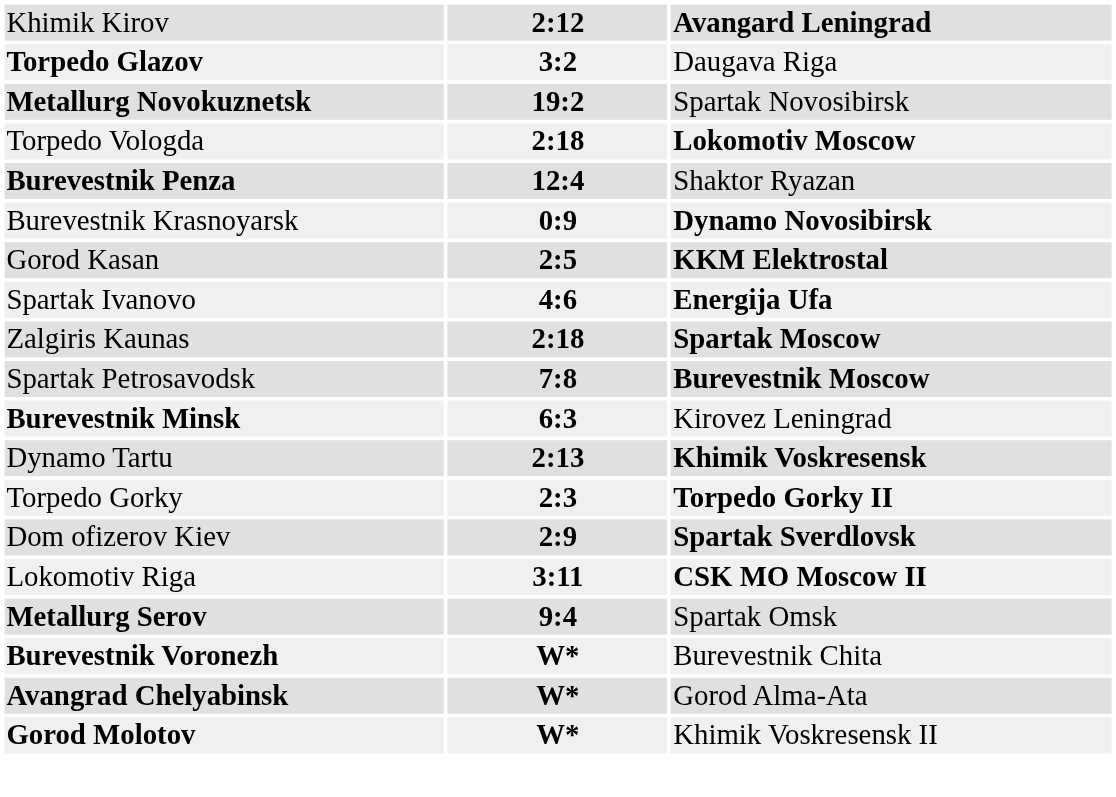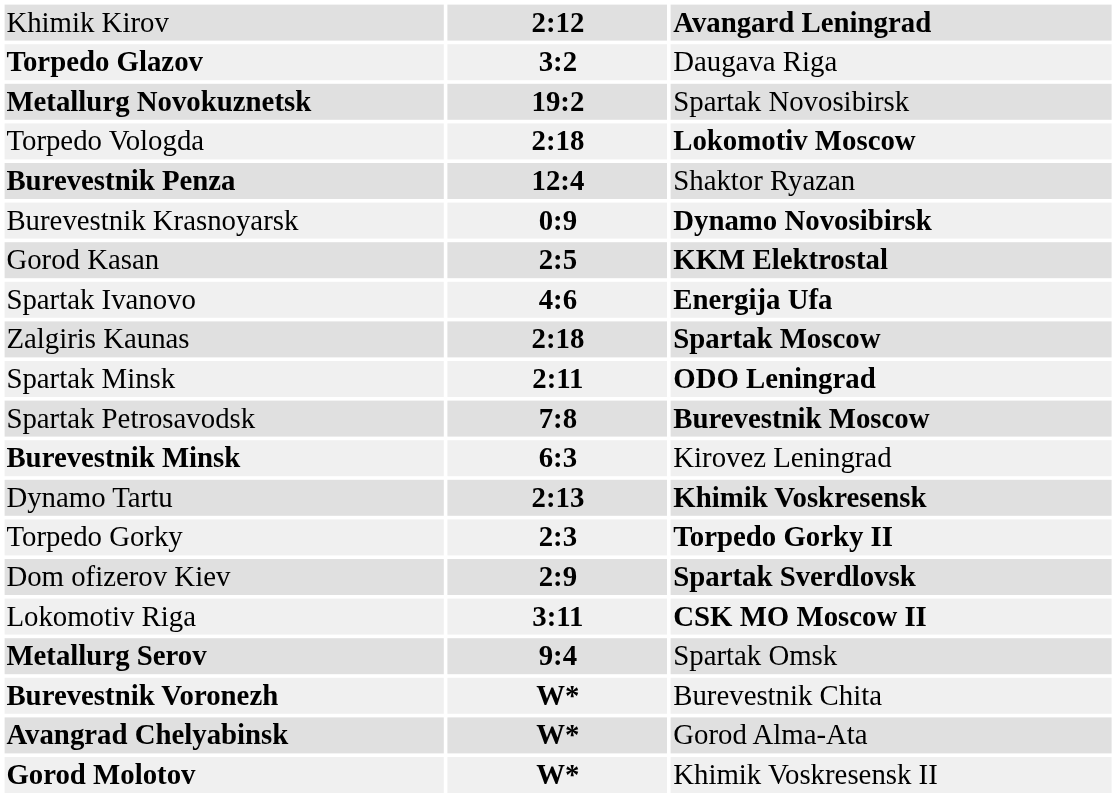+ row: (91, 378)
